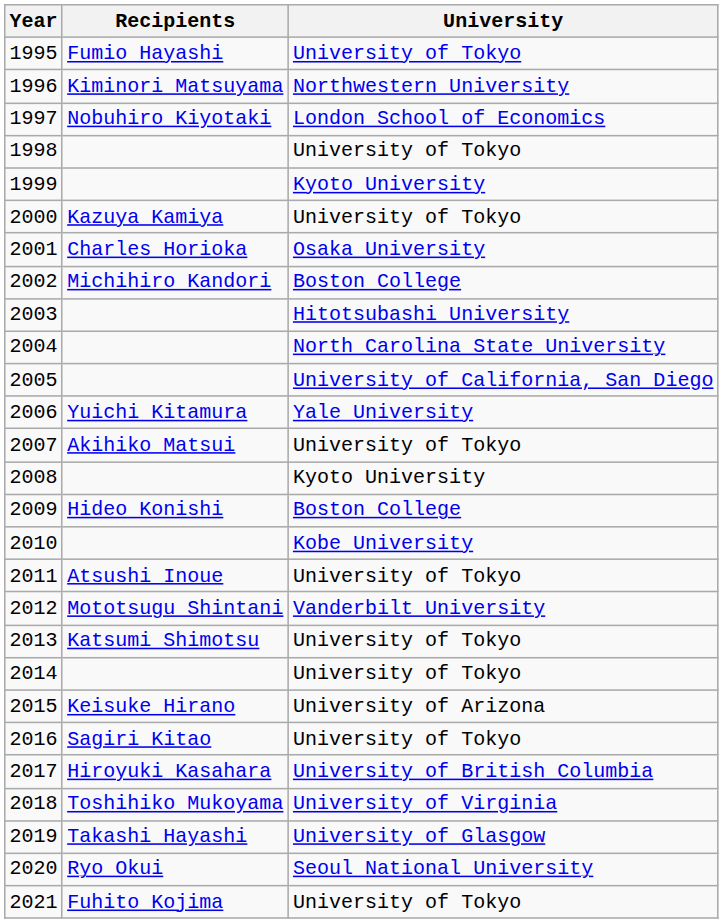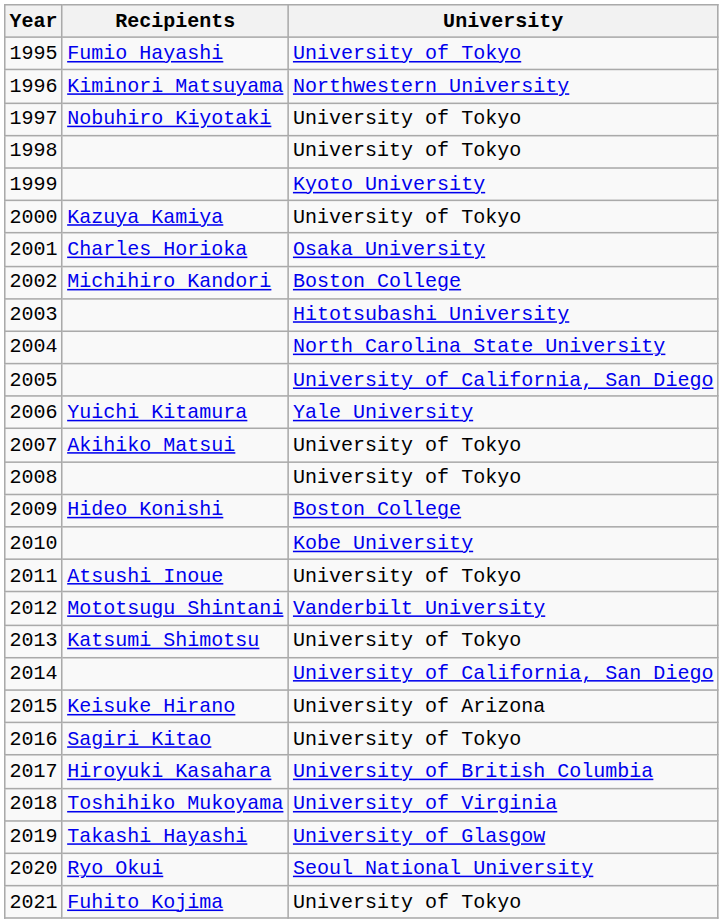(449, 119) London School of Economics -> (407, 119) University of Tokyo
(389, 478) Kyoto University -> (407, 478) University of Tokyo
(407, 674) University of Tokyo -> (503, 674) University of California, San Diego
